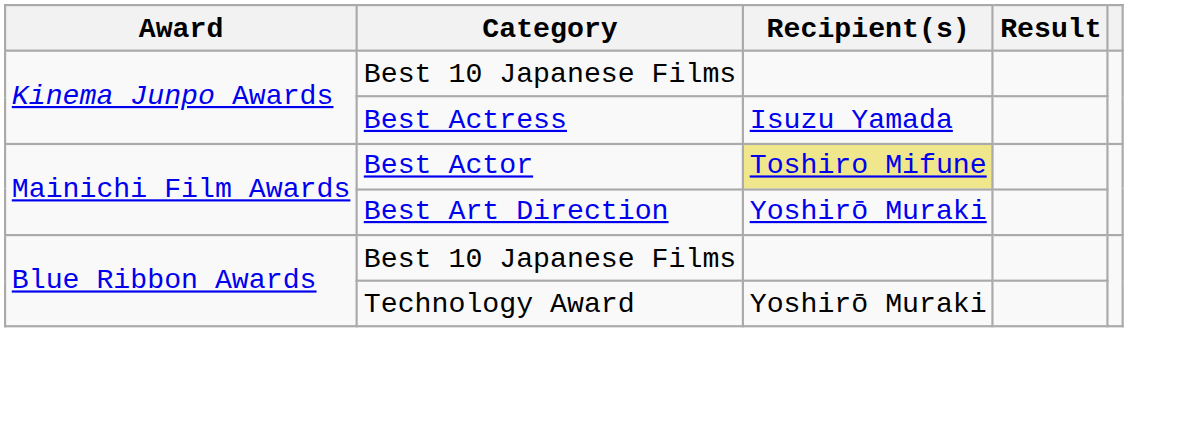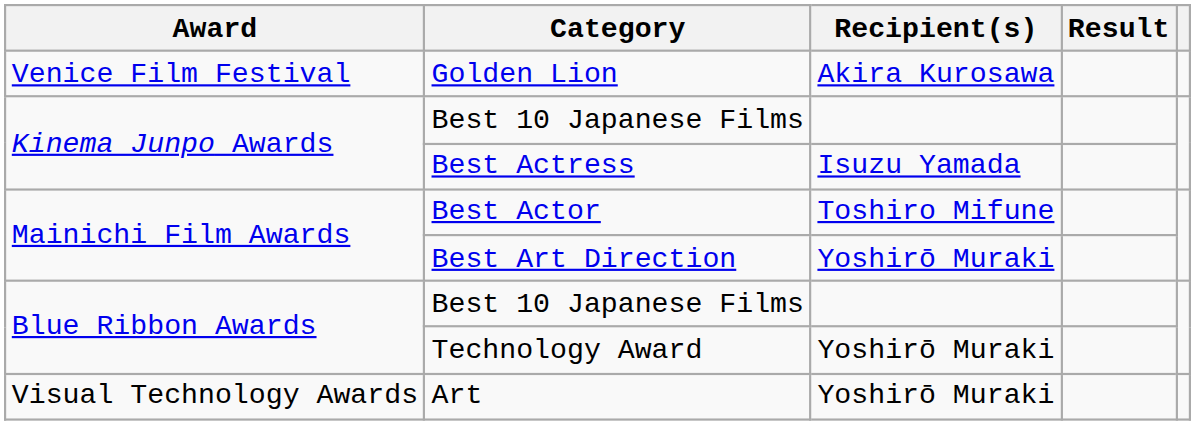+ row: (181, 74)
(868, 166) khaki background -> (936, 212) no background
+ row: (215, 396)
